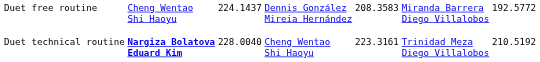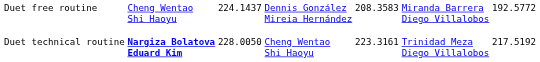(240, 42) 228.0040 -> (240, 42) 228.0050
(514, 42) 210.5192 -> (514, 42) 217.5192
